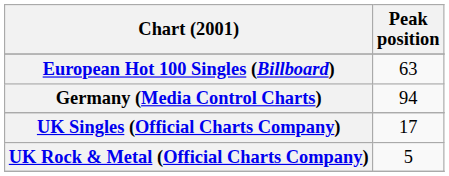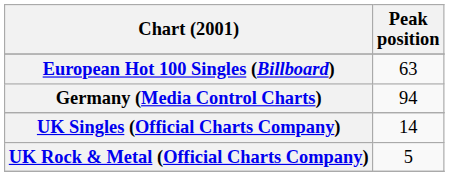(408, 127) 17 -> (408, 127) 14
